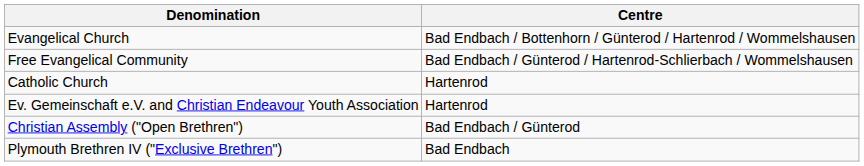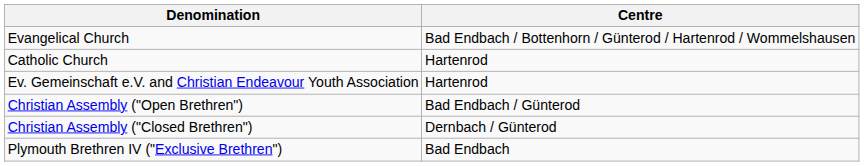- row: (98, 60)
+ row: (130, 127)
